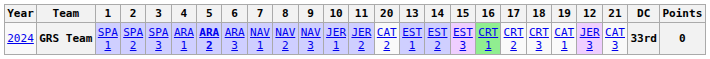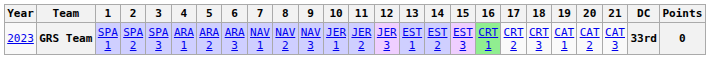columns swapped: (590, 14) <-> (387, 14)
(21, 39) 2024 -> (21, 39) 2023
(209, 39) bold -> (209, 39) normal
